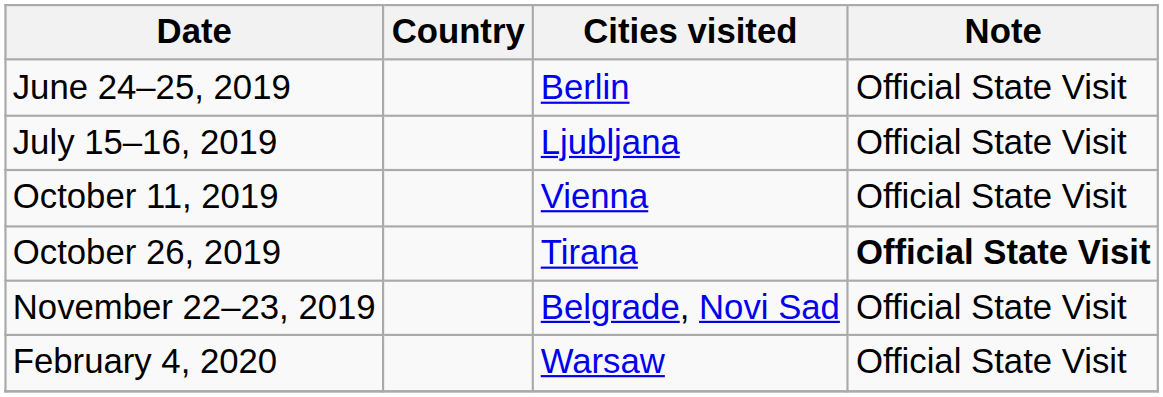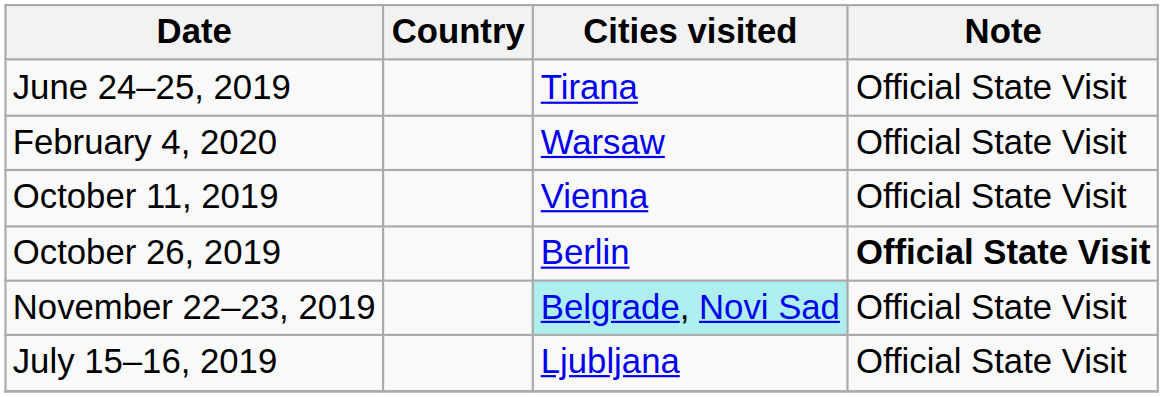(585, 87) Berlin -> (589, 87) Tirana
rows swapped: (145, 142) <-> (145, 362)
(589, 252) Tirana -> (585, 252) Berlin
(690, 307) no background -> (690, 307) paleturquoise background
